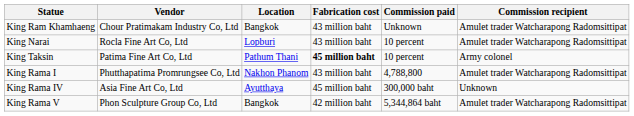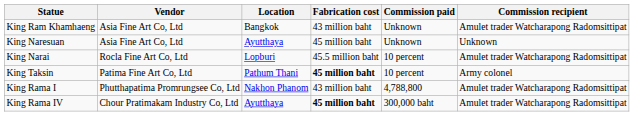(169, 27) Chour Pratimakam Industry Co, Ltd -> (141, 27) Asia Fine Art Co, Ltd
+ row: (35, 42)
(342, 42) 43 million baht -> (346, 57) 45.5 million baht
(141, 88) Asia Fine Art Co, Ltd -> (169, 103) Chour Pratimakam Industry Co, Ltd
(342, 88) normal -> (344, 103) bold
(478, 88) Unknown -> (543, 103) Amulet trader Watcharapong Radomsittipat
- row: (33, 103)
